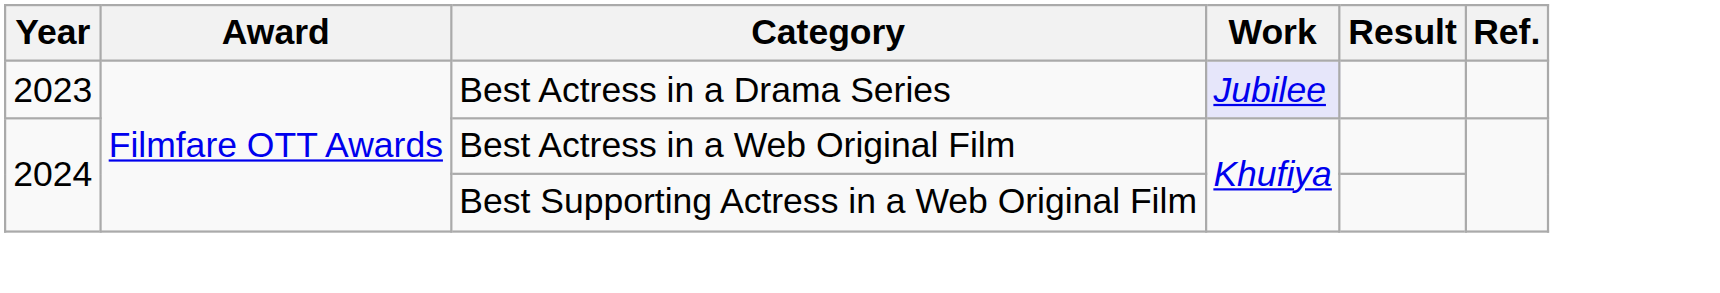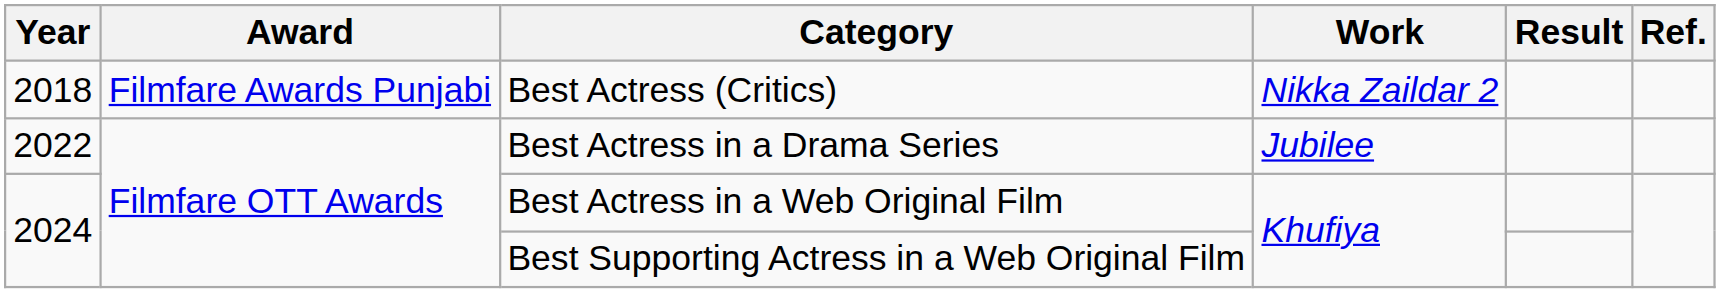+ row: (672, 88)
(53, 88) 2023 -> (53, 145) 2022
(1270, 88) lavender background -> (1318, 145) no background
